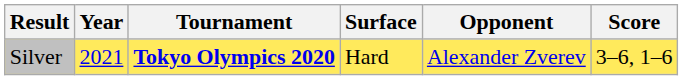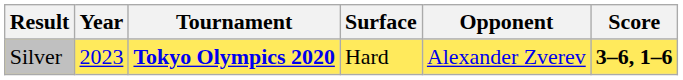(101, 56) 2021 -> (101, 56) 2023
(634, 56) normal -> (634, 56) bold
